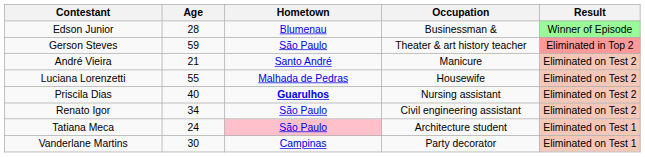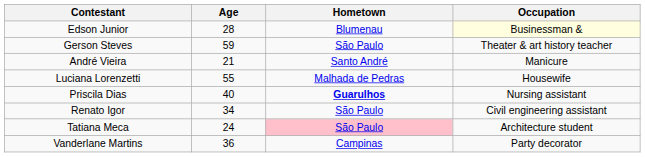- column: (590, 13)
(461, 29) no background -> (546, 29) lightyellow background
(193, 144) 30 -> (229, 144) 36
